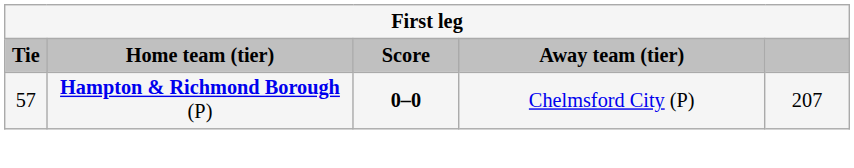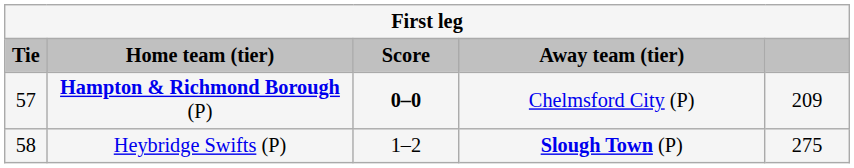(807, 100) 207 -> (807, 100) 209
+ row: (200, 146)
